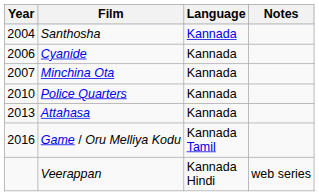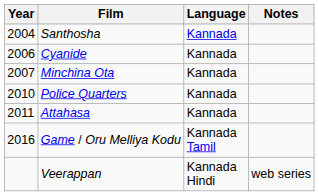(21, 113) 2013 -> (21, 113) 2011
